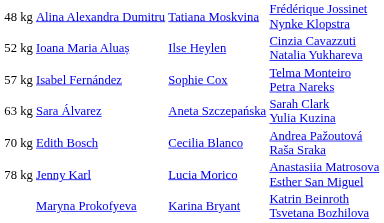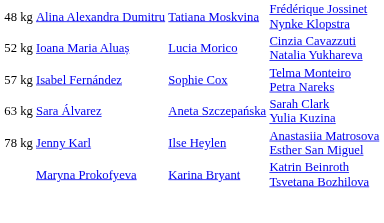(197, 48) Ilse Heylen -> (203, 48) Lucia Morico
- row: (19, 143)
(203, 174) Lucia Morico -> (197, 143) Ilse Heylen
